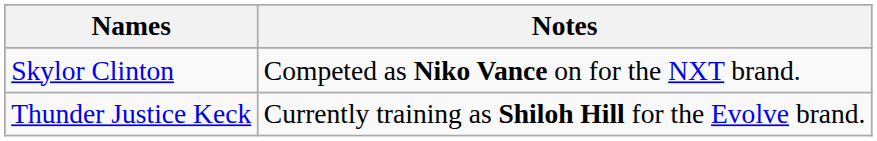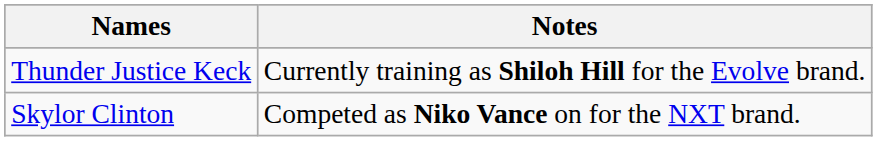rows swapped: (131, 113) <-> (93, 69)
